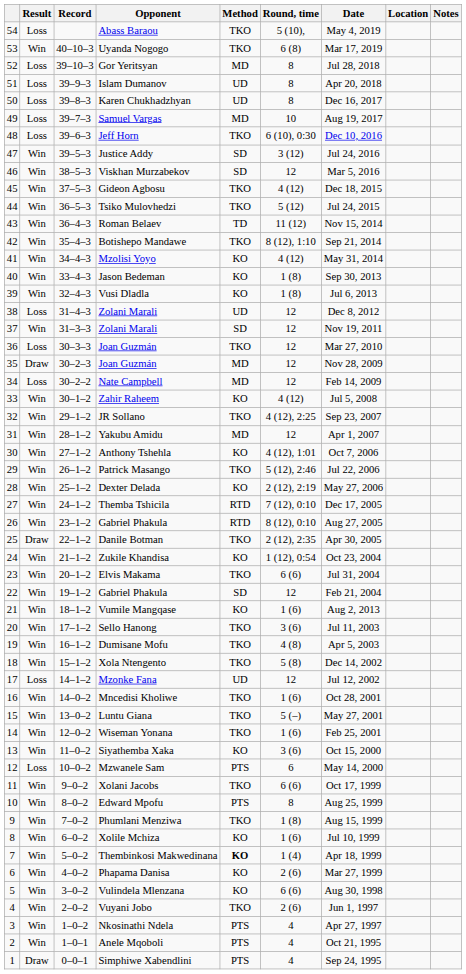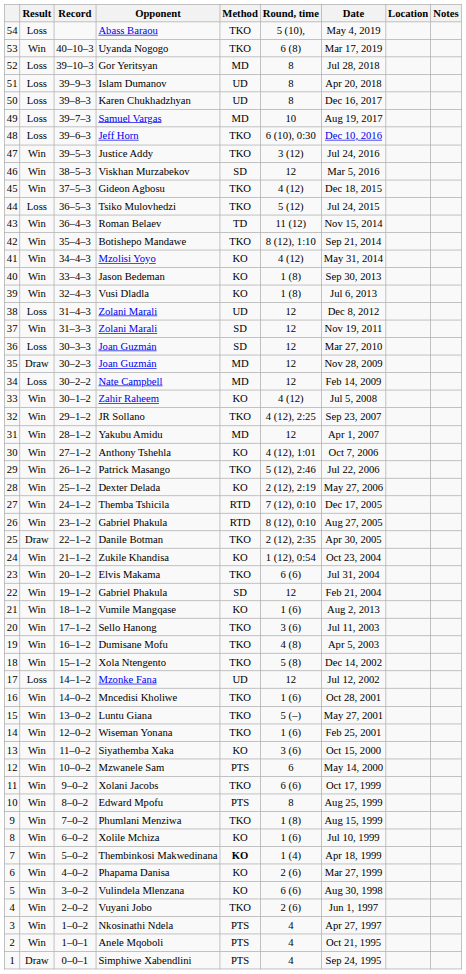(240, 153) SD -> (240, 153) TKO
(37, 206) Win -> (37, 206) Loss
(240, 346) TKO -> (240, 346) SD
(37, 767) Loss -> (37, 767) Win
